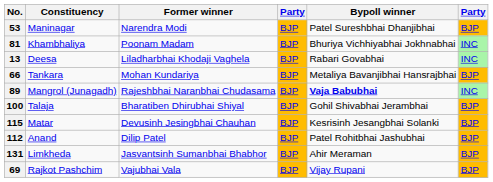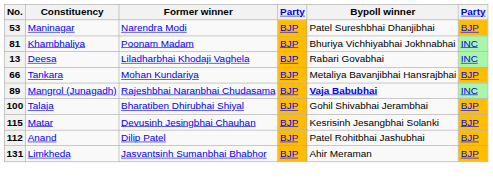- row: (15, 169)
